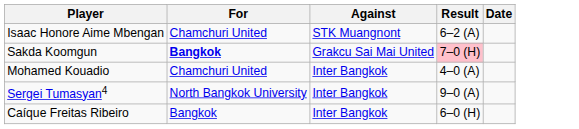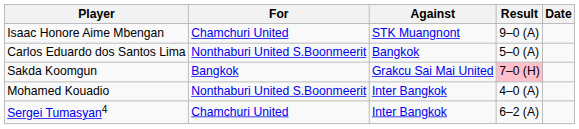(460, 33) 6–2 (A) -> (519, 33) 9–0 (A)
+ row: (96, 52)
(195, 52) bold -> (215, 71) normal
(218, 71) Chamchuri United -> (279, 91) Nonthaburi United S.Boonmeerit
(238, 92) North Bangkok University -> (240, 112) Chamchuri United
(460, 92) 9–0 (A) -> (519, 112) 6–2 (A)
- row: (68, 113)
